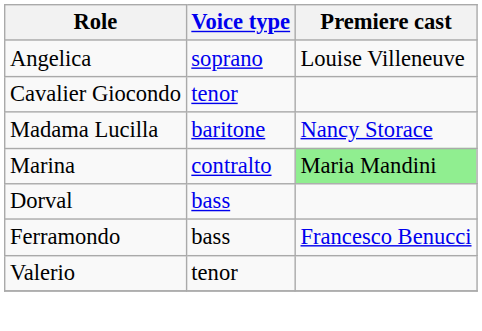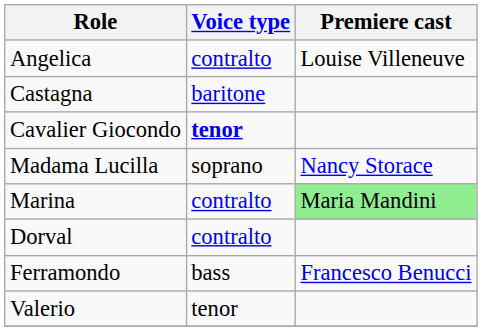(227, 58) soprano -> (231, 58) contralto
+ row: (51, 93)
(215, 93) normal -> (217, 129) bold
(228, 129) baritone -> (227, 165) soprano
(211, 201) bass -> (231, 237) contralto
